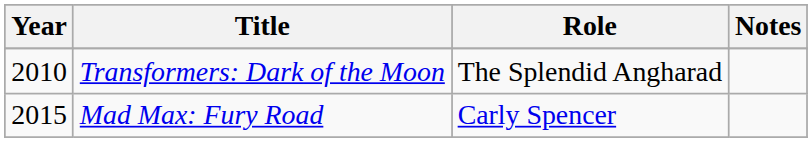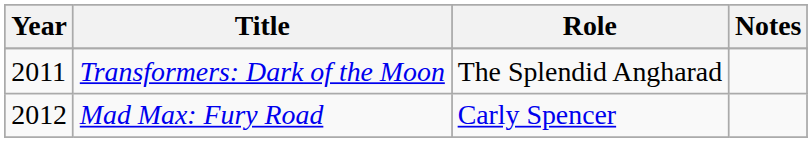(39, 70) 2010 -> (39, 70) 2011
(39, 114) 2015 -> (39, 114) 2012
